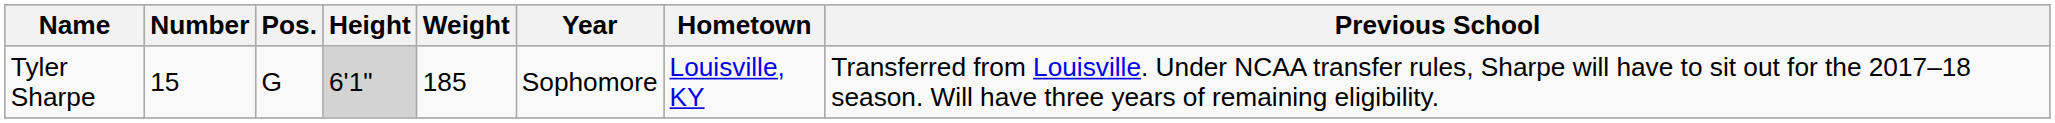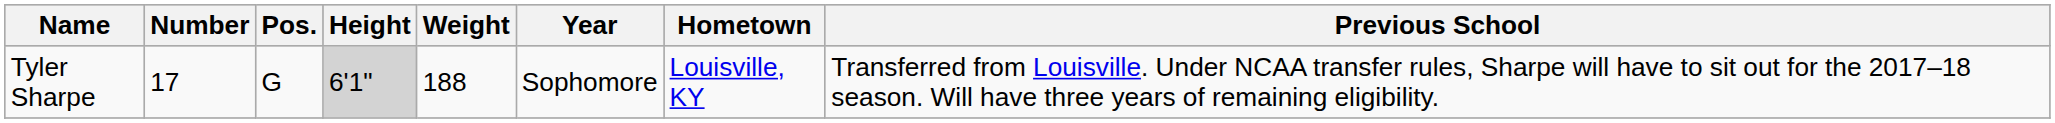(165, 81) 15 -> (165, 81) 17
(445, 81) 185 -> (445, 81) 188
